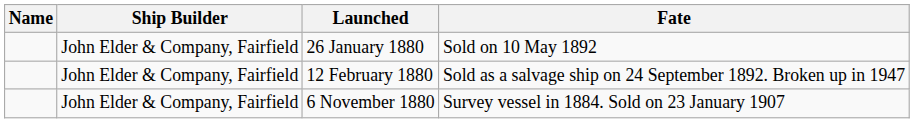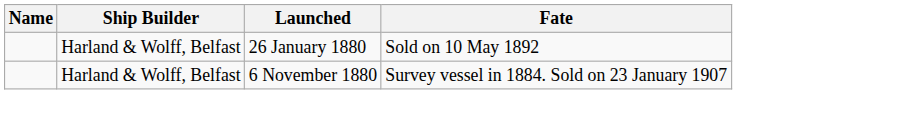(180, 46) John Elder & Company, Fairfield -> (151, 46) Harland & Wolff, Belfast
- row: (370, 74)
(180, 103) John Elder & Company, Fairfield -> (151, 74) Harland & Wolff, Belfast
